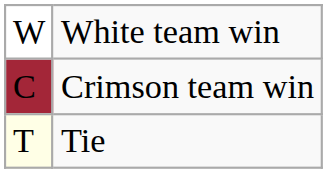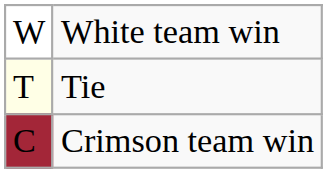rows swapped: (188, 85) <-> (83, 140)
